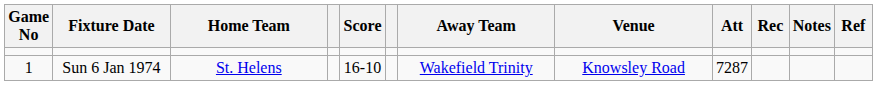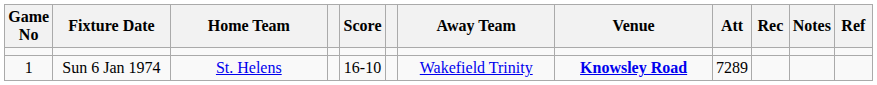(634, 67) normal -> (634, 67) bold
(732, 67) 7287 -> (732, 67) 7289
